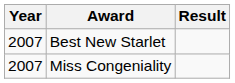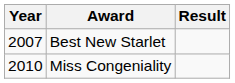(25, 66) 2007 -> (25, 66) 2010
